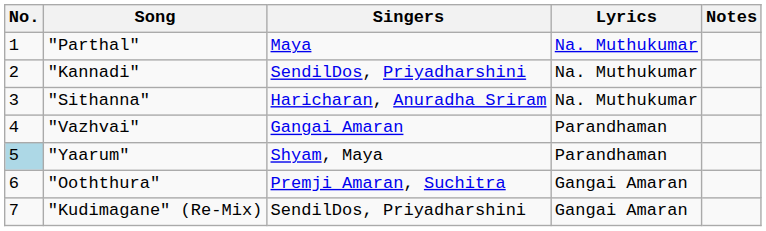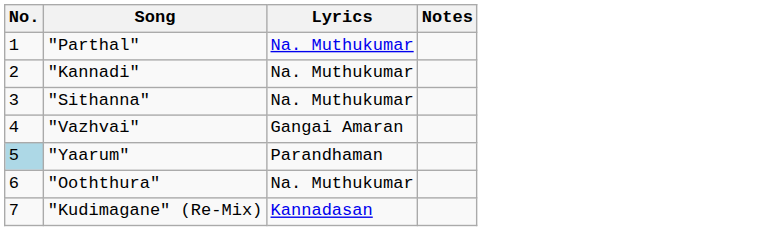- column: (409, 19)
(611, 129) Parandhaman -> (337, 129) Gangai Amaran
(621, 184) Gangai Amaran -> (342, 184) Na. Muthukumar
(621, 211) Gangai Amaran -> (322, 211) Kannadasan
